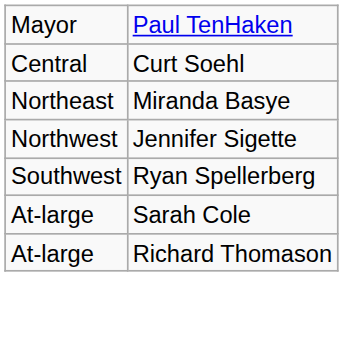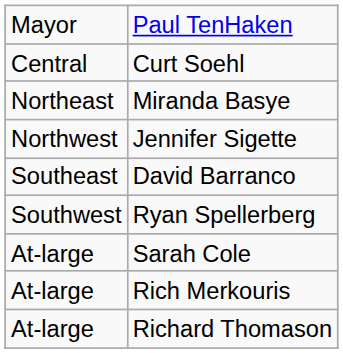+ row: (214, 177)
+ row: (212, 291)
